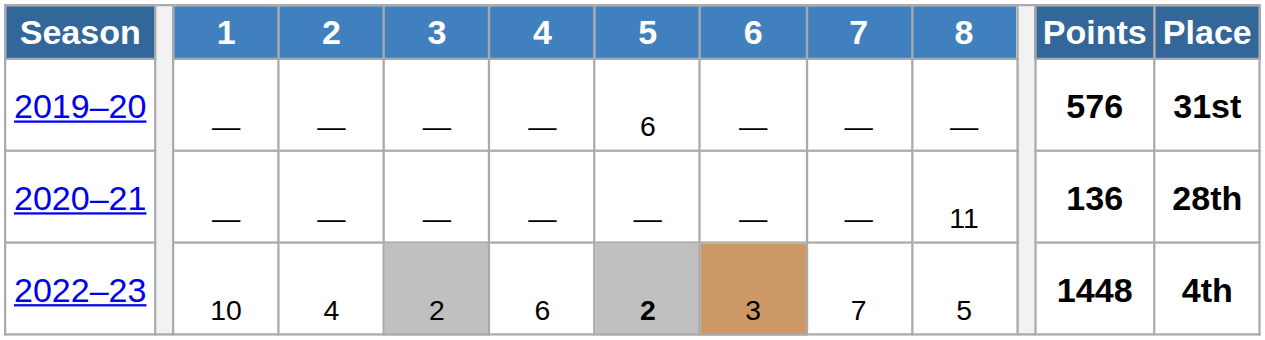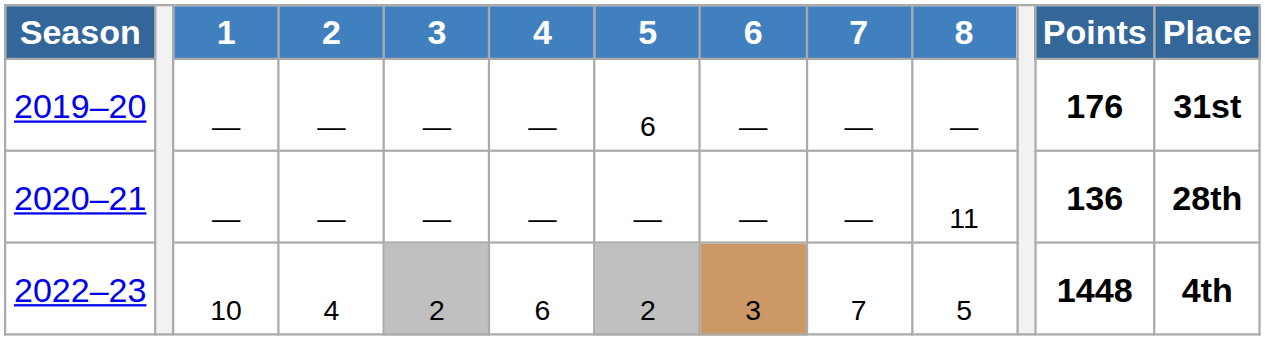(1095, 105) 576 -> (1095, 105) 176
(648, 308) bold -> (648, 312) normal
